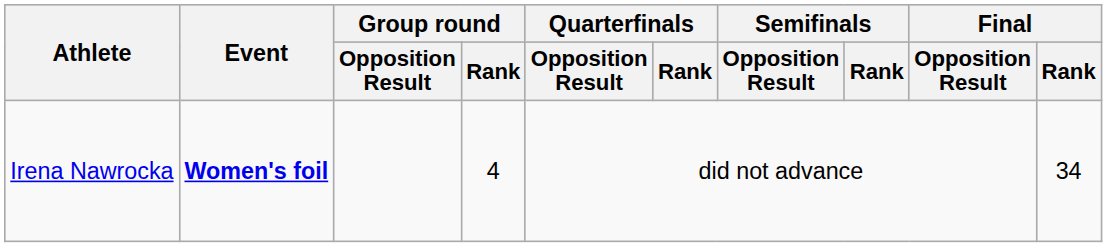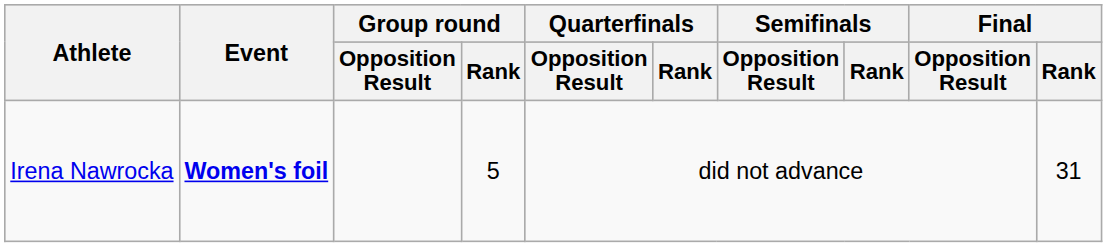(493, 171) 4 -> (493, 171) 5
(1069, 171) 34 -> (1069, 171) 31
